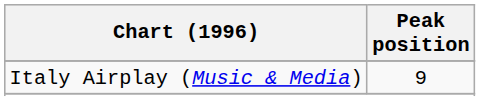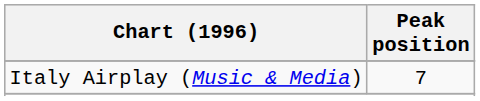(421, 78) 9 -> (421, 78) 7
